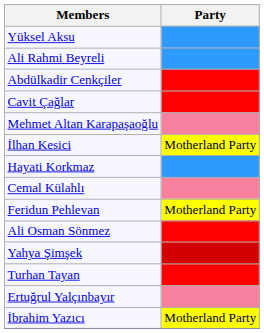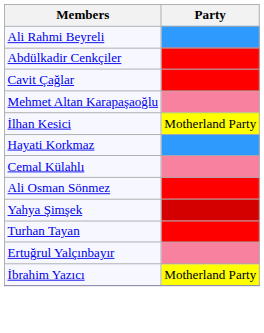- row: (41, 37)
- row: (54, 210)
